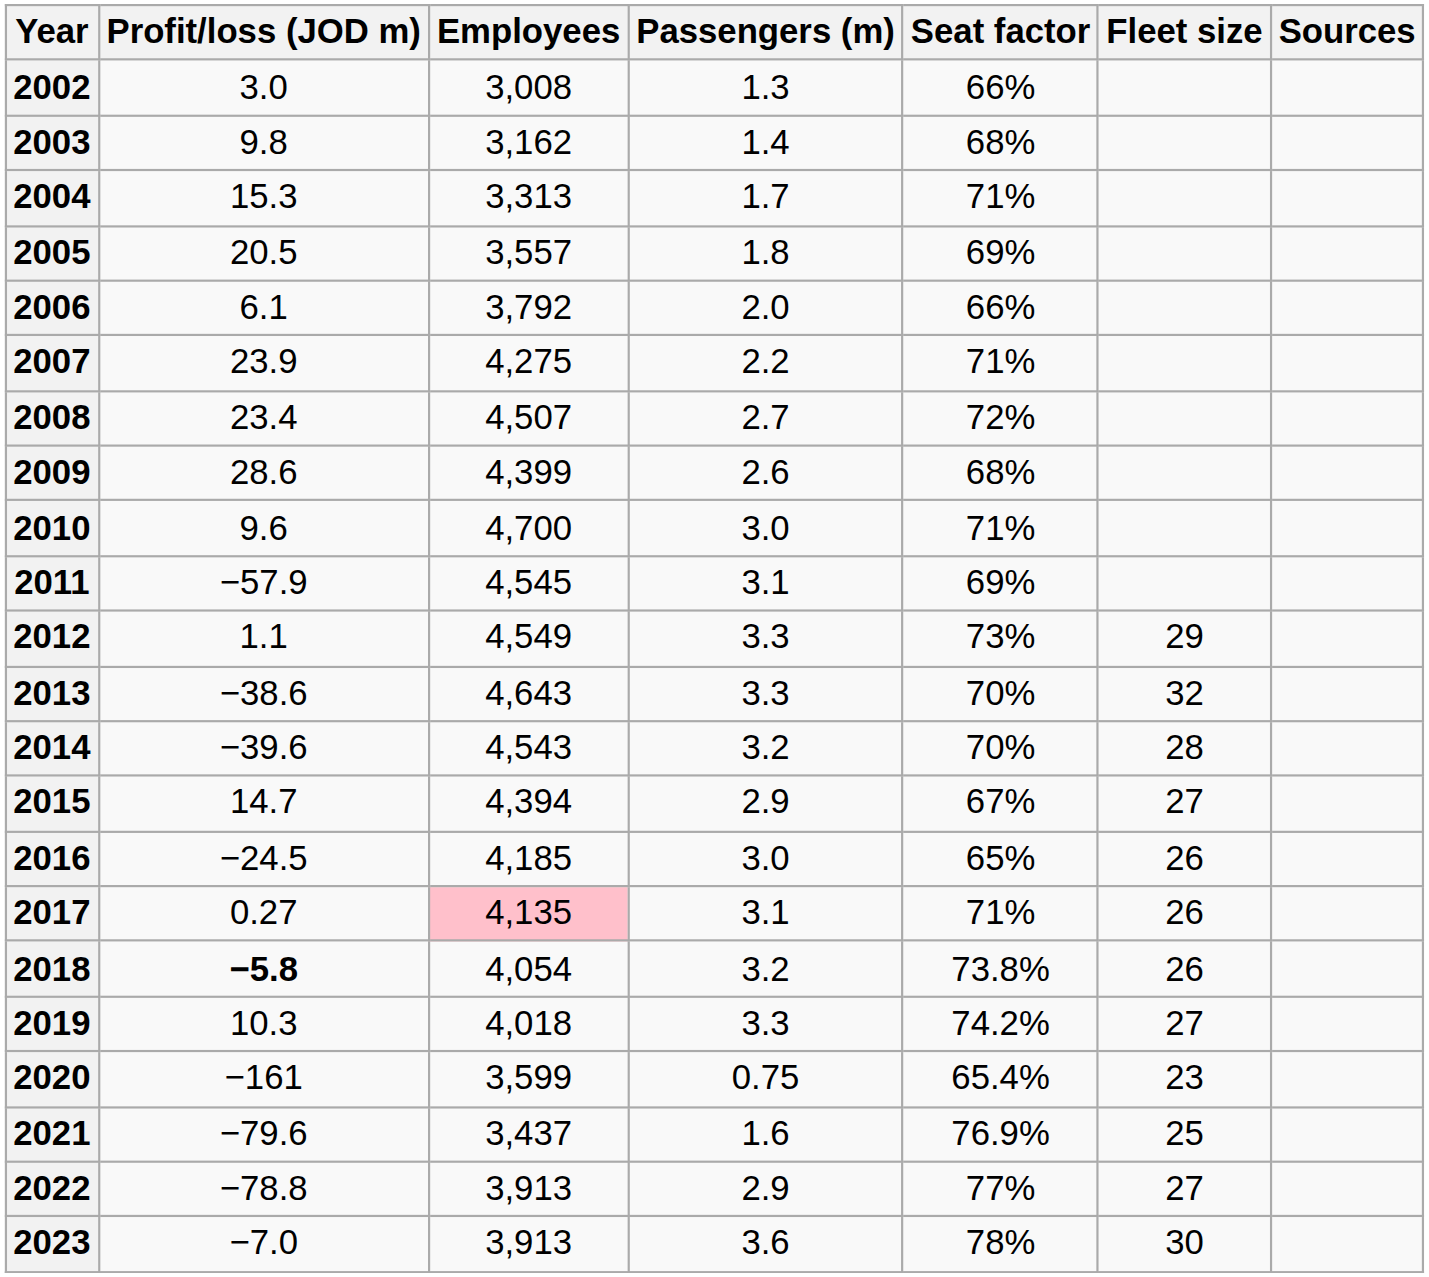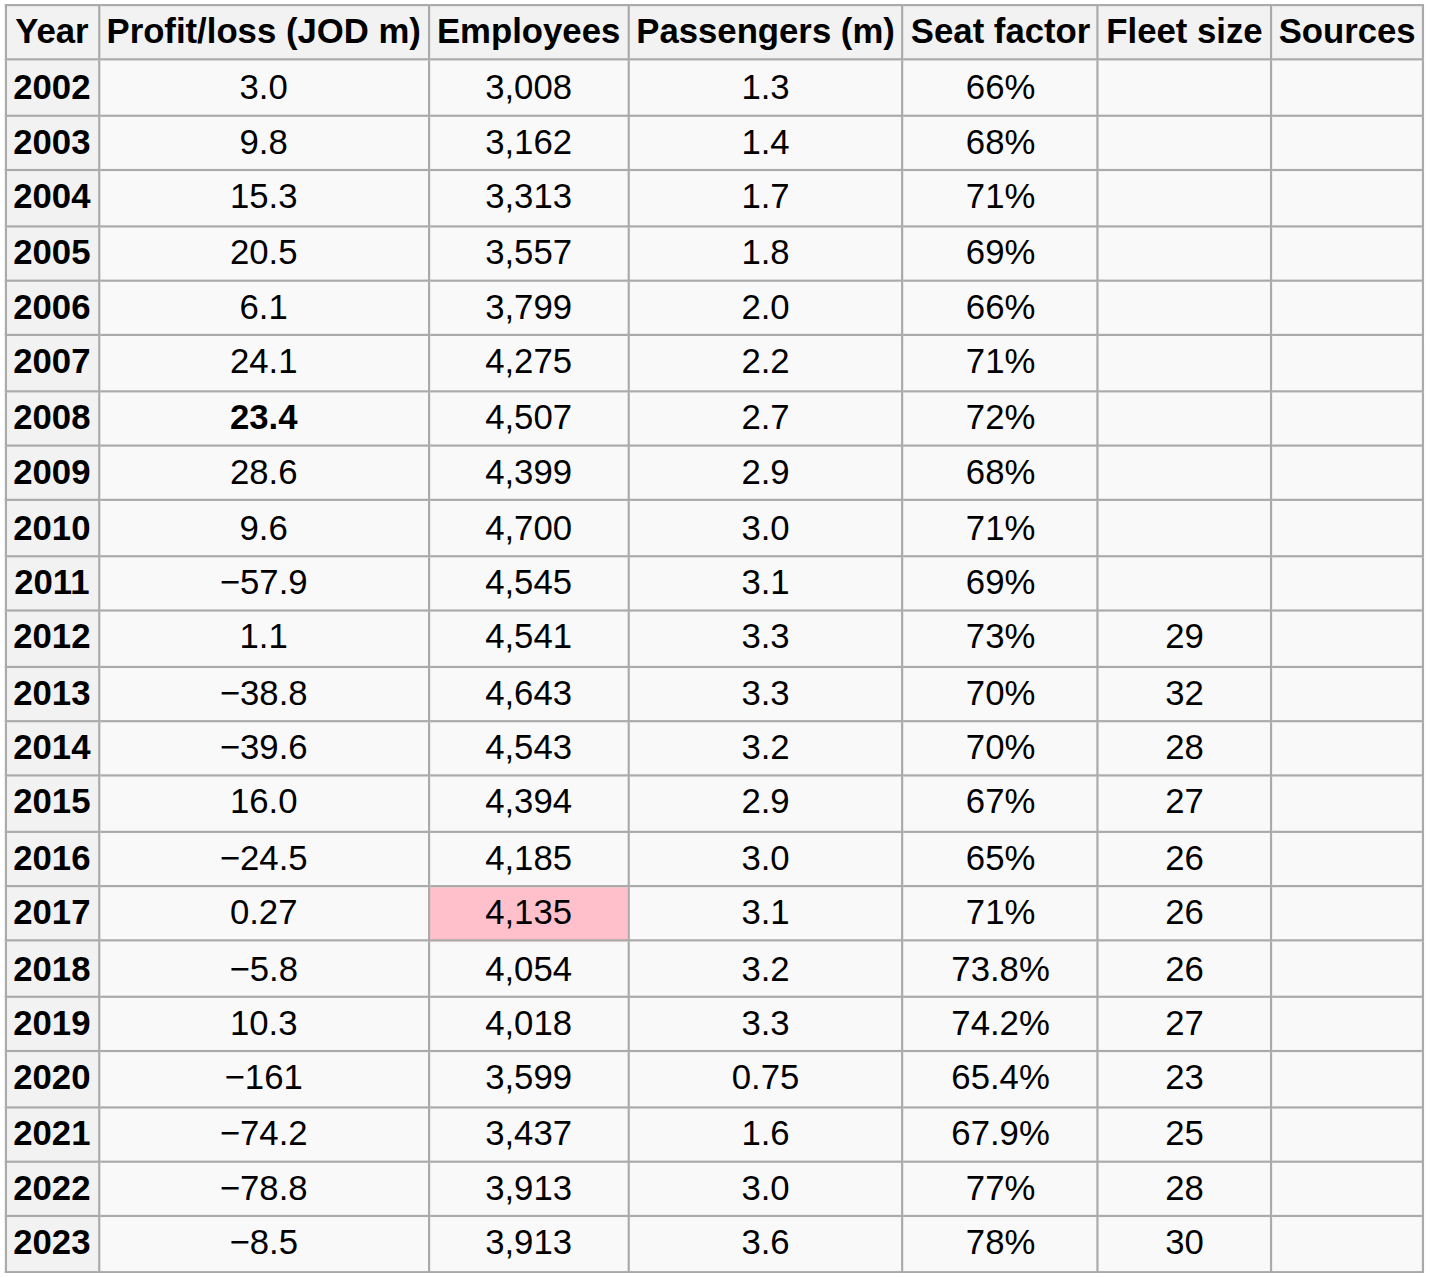(529, 307) 3,792 -> (529, 307) 3,799
(264, 362) 23.9 -> (264, 362) 24.1
(264, 417) normal -> (264, 417) bold
(766, 472) 2.6 -> (766, 472) 2.9
(529, 637) 4,549 -> (529, 637) 4,541
(264, 692) −38.6 -> (264, 692) −38.8
(264, 802) 14.7 -> (264, 802) 16.0
(264, 968) bold -> (264, 968) normal
(264, 1133) −79.6 -> (264, 1133) −74.2
(1001, 1133) 76.9% -> (1001, 1133) 67.9%
(766, 1188) 2.9 -> (766, 1188) 3.0
(1184, 1188) 27 -> (1184, 1188) 28
(264, 1243) −7.0 -> (264, 1243) −8.5
